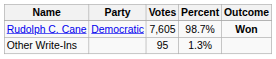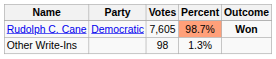(200, 29) no background -> (200, 29) lightsalmon background
(162, 45) 95 -> (162, 45) 98
